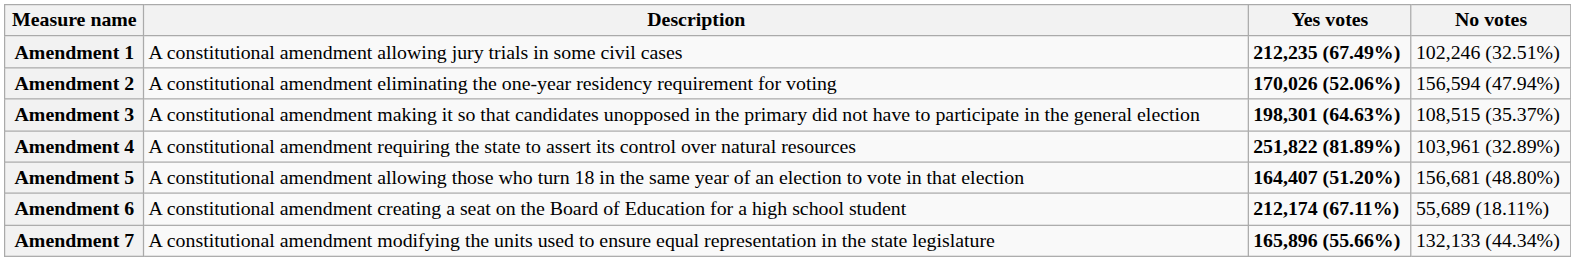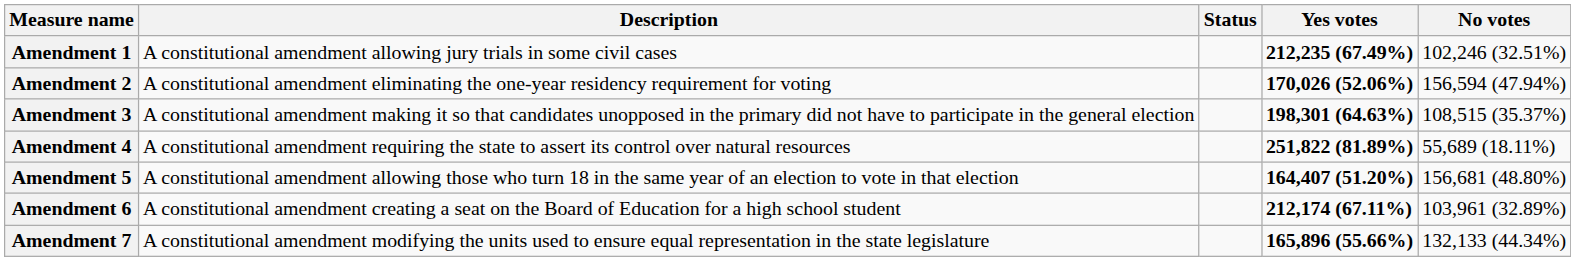+ column: (1230, 20)
(1488, 146) 103,961 (32.89%) -> (1489, 146) 55,689 (18.11%)
(1483, 209) 55,689 (18.11%) -> (1494, 209) 103,961 (32.89%)
